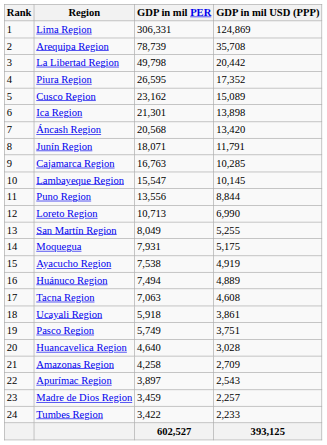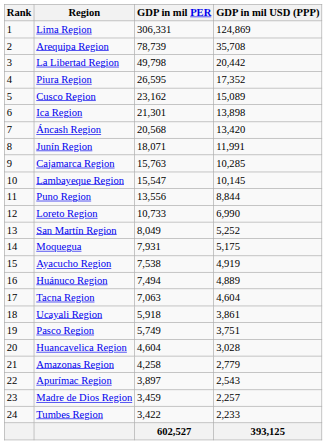(230, 146) 11,791 -> (230, 146) 11,991
(152, 163) 16,763 -> (152, 163) 15,763
(152, 213) 10,713 -> (152, 213) 10,733
(228, 230) 5,255 -> (228, 230) 5,252
(228, 297) 4,608 -> (228, 297) 4,604
(149, 347) 4,640 -> (149, 347) 4,604
(228, 364) 2,709 -> (228, 364) 2,779
